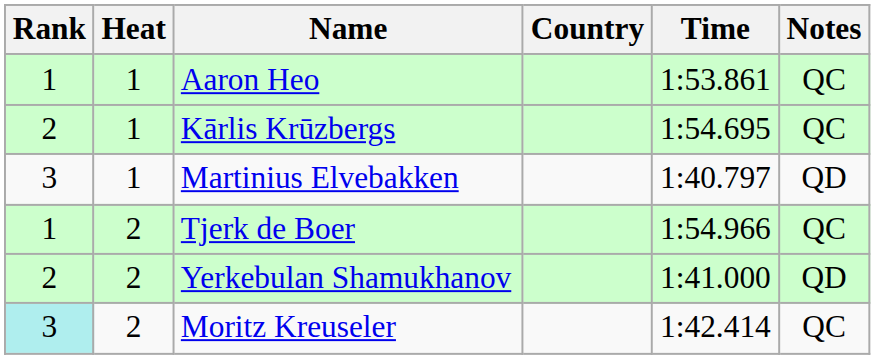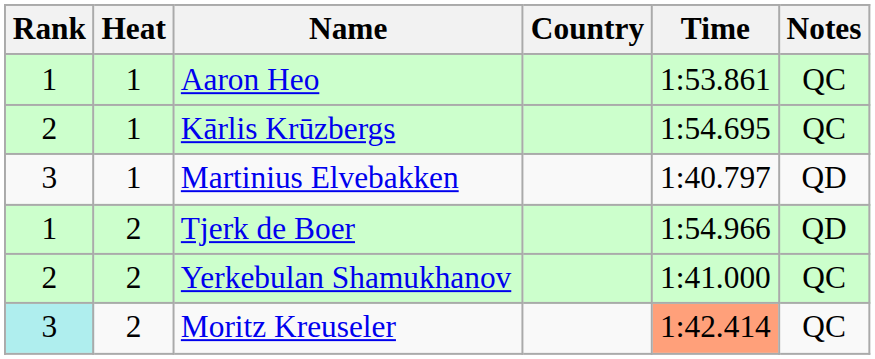(824, 228) QC -> (824, 228) QD
(824, 278) QD -> (824, 278) QC
(715, 327) no background -> (715, 327) lightsalmon background
